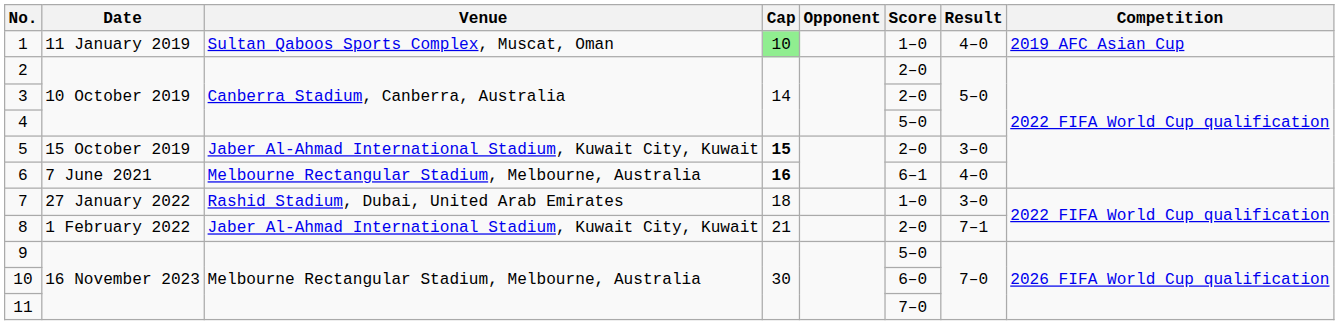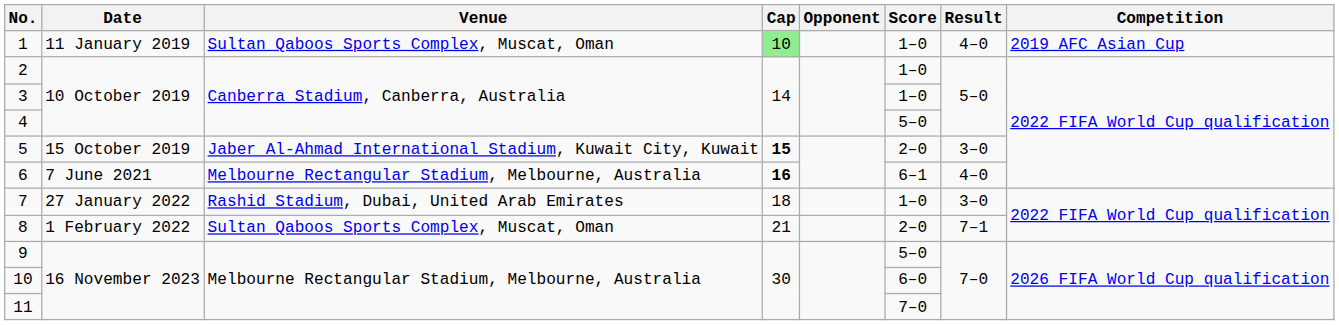(913, 70) 2–0 -> (913, 70) 1–0
(913, 97) 2–0 -> (913, 97) 1–0
(483, 228) Jaber Al-Ahmad International Stadium, Kuwait City, Kuwait -> (411, 228) Sultan Qaboos Sports Complex, Muscat, Oman
